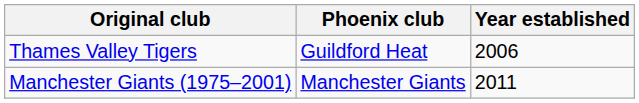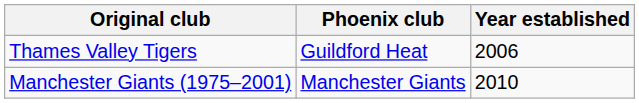(496, 82) 2011 -> (497, 82) 2010
